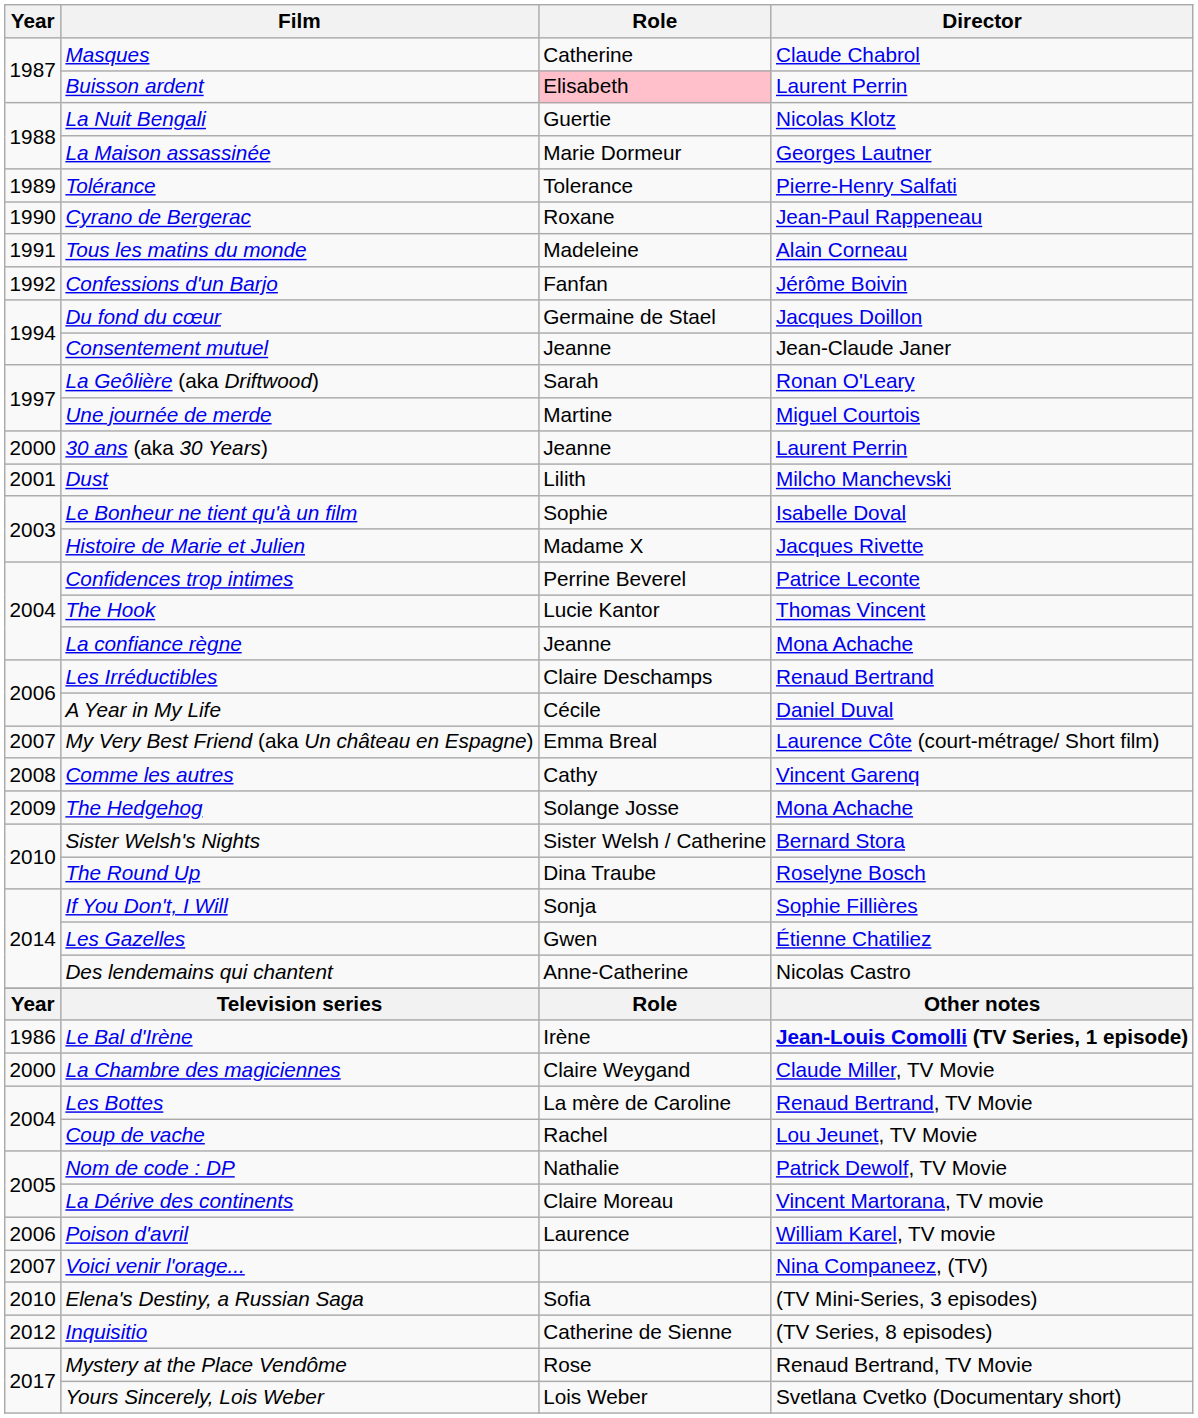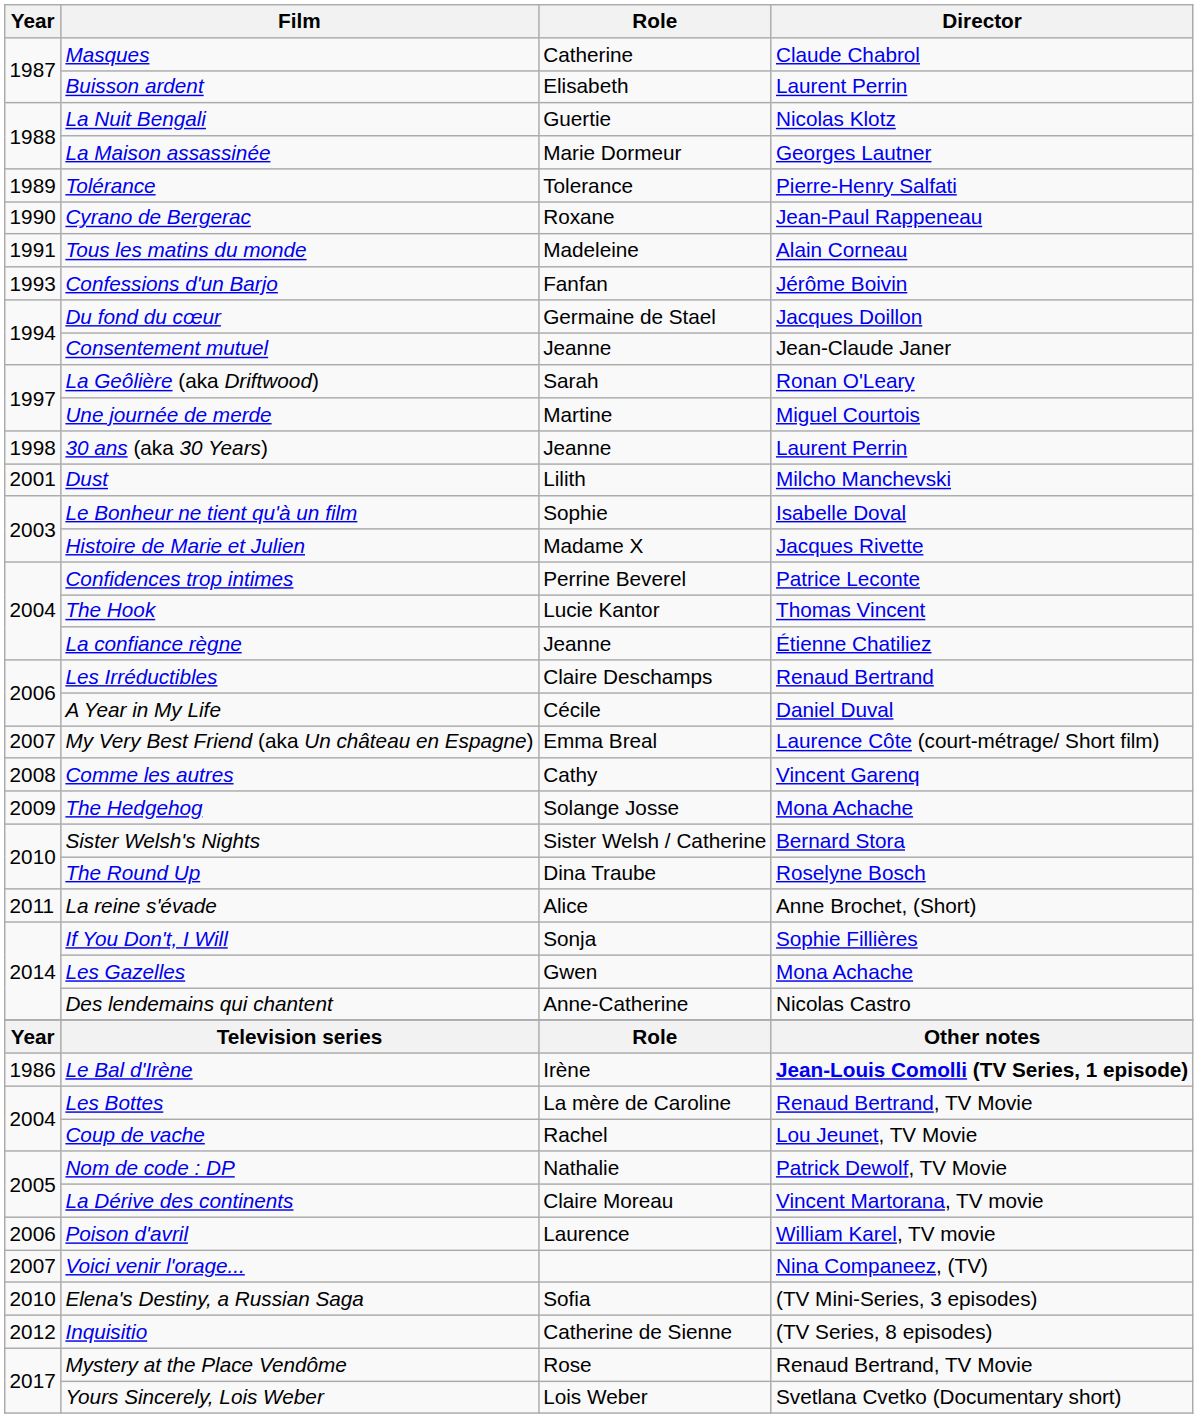(586, 87) pink background -> (586, 87) no background
(33, 284) 1992 -> (33, 284) 1993
(33, 447) 2000 -> (33, 447) 1998
(845, 644) Mona Achache -> (854, 644) Étienne Chatiliez
+ row: (141, 906)
(854, 939) Étienne Chatiliez -> (845, 972) Mona Achache
- row: (203, 1070)
